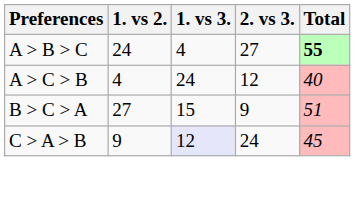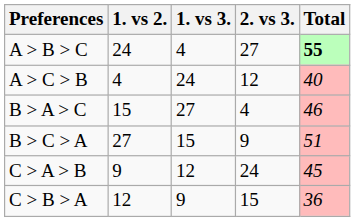+ row: (48, 110)
(186, 140) lavender background -> (186, 170) no background
+ row: (48, 200)
